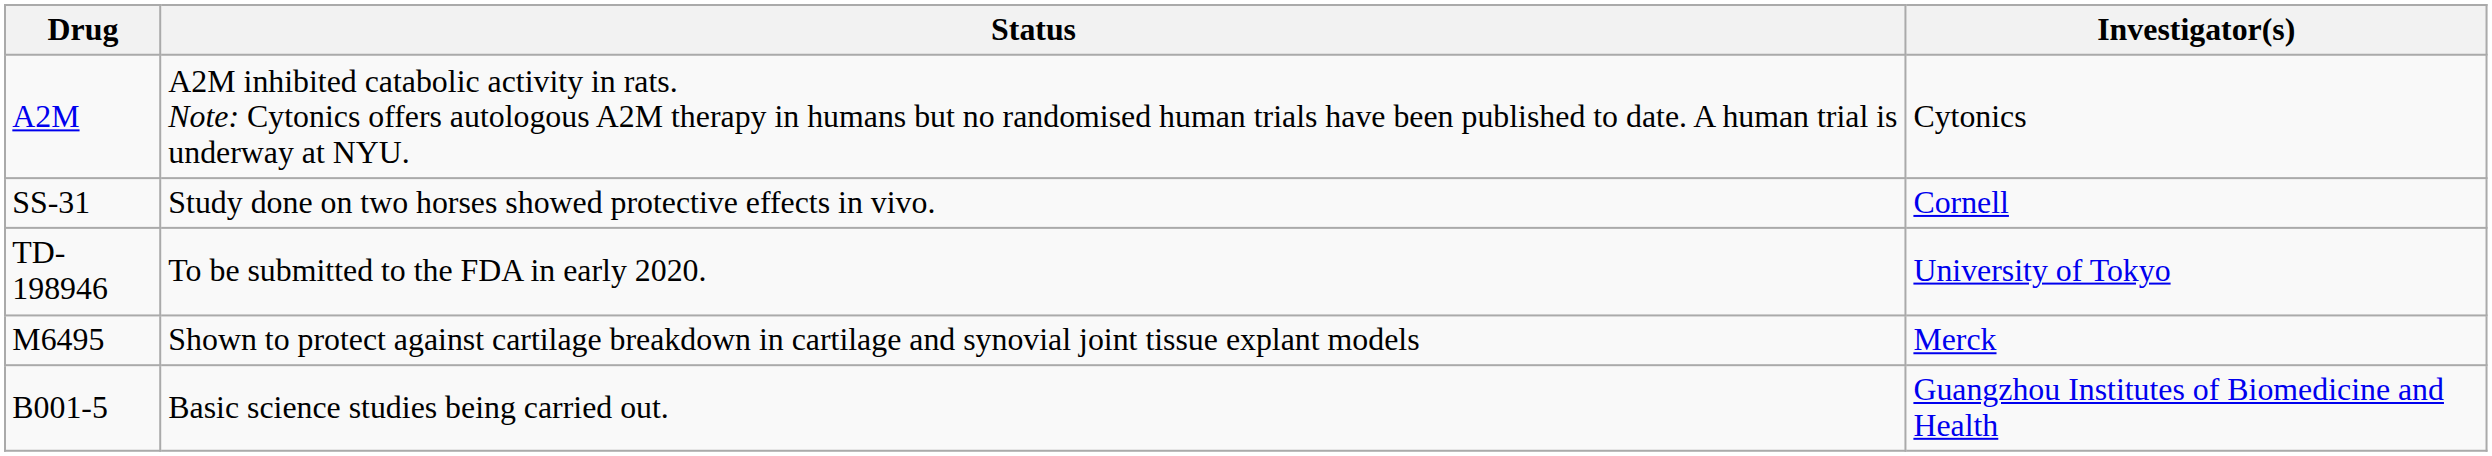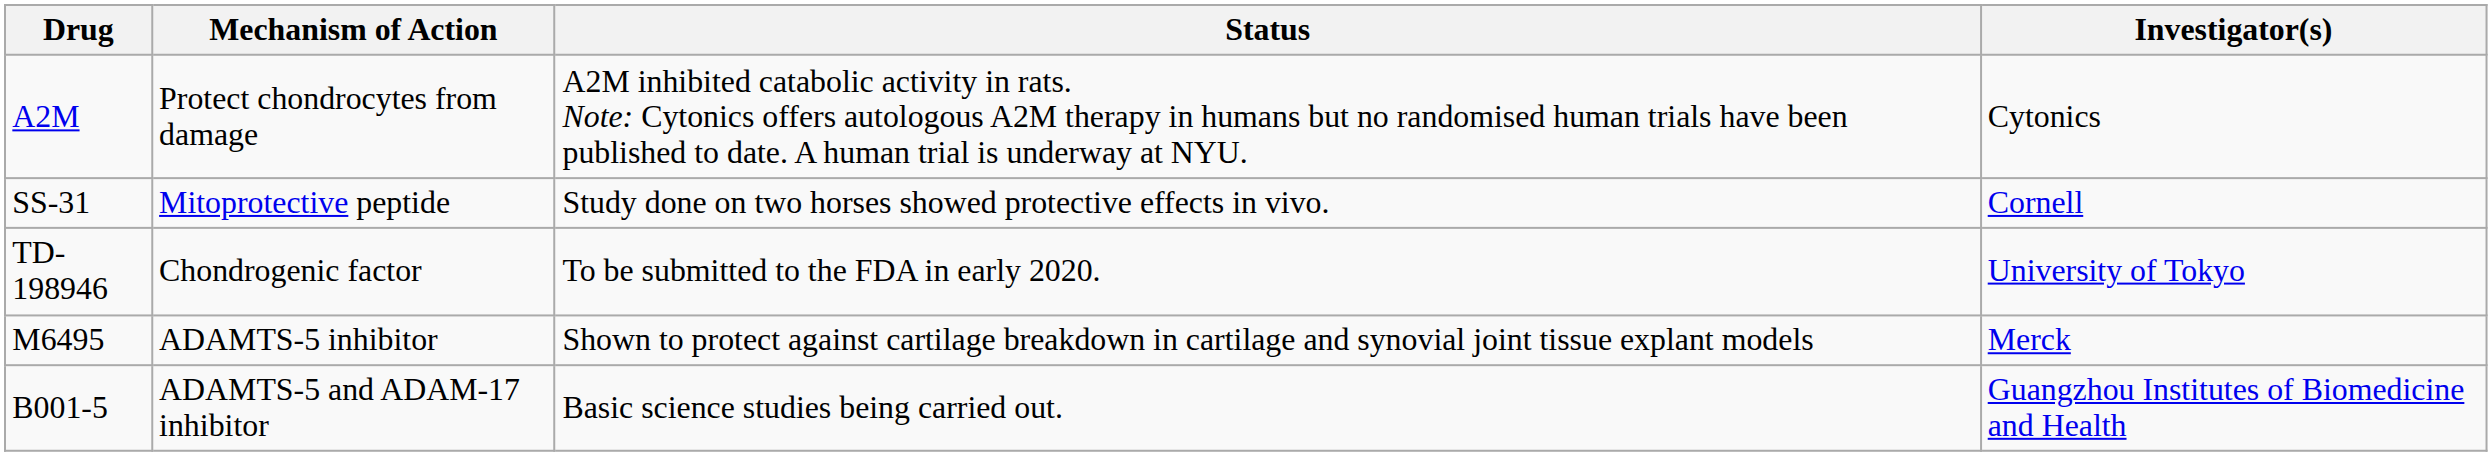+ column: (353, 29)
